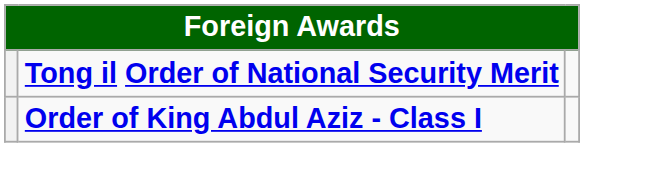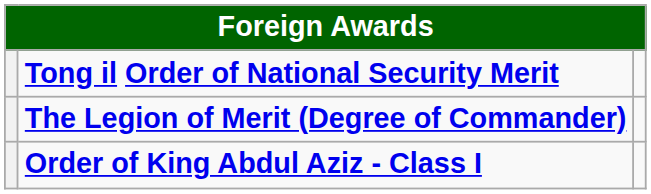+ row: (326, 118)
